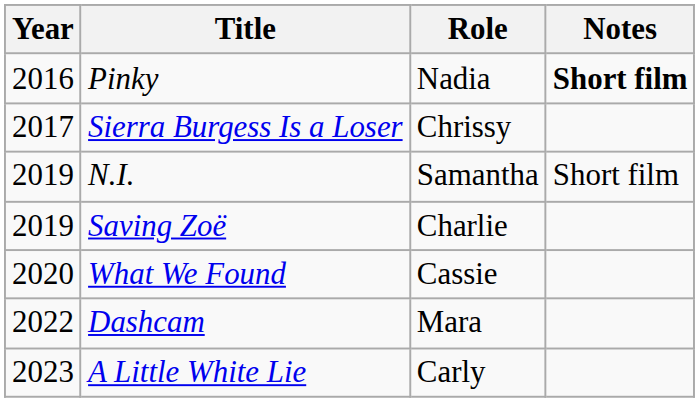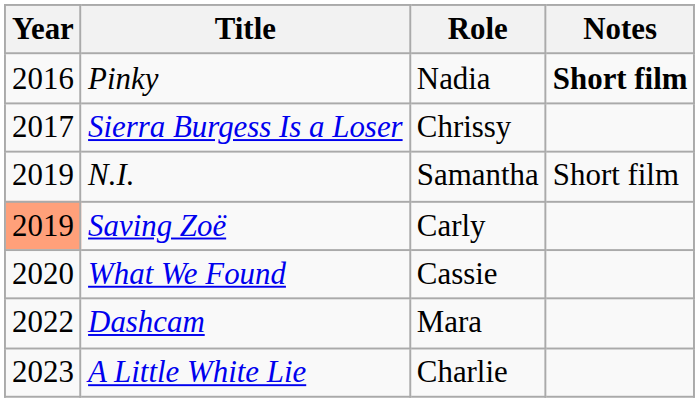(43, 224) no background -> (43, 224) lightsalmon background
(462, 224) Charlie -> (451, 224) Carly
(451, 371) Carly -> (462, 371) Charlie
